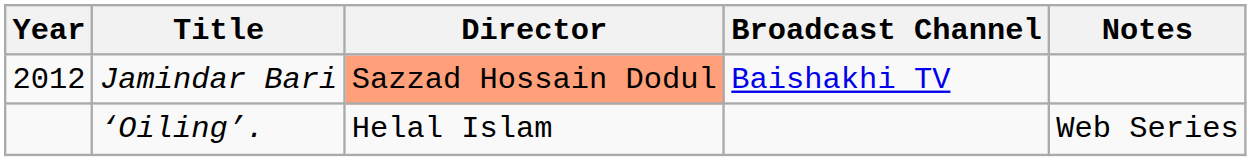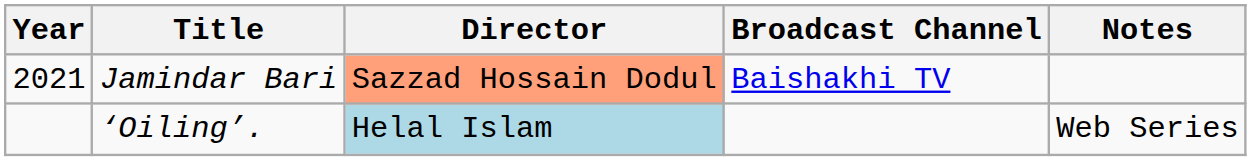(49, 80) 2012 -> (49, 80) 2021
(452, 129) no background -> (452, 129) lightblue background
